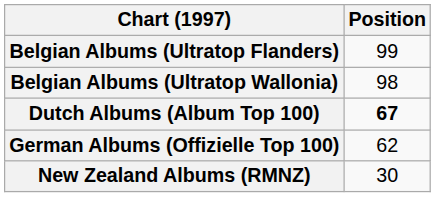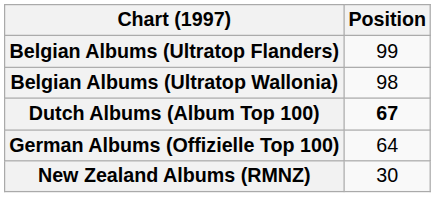(387, 144) 62 -> (387, 144) 64
